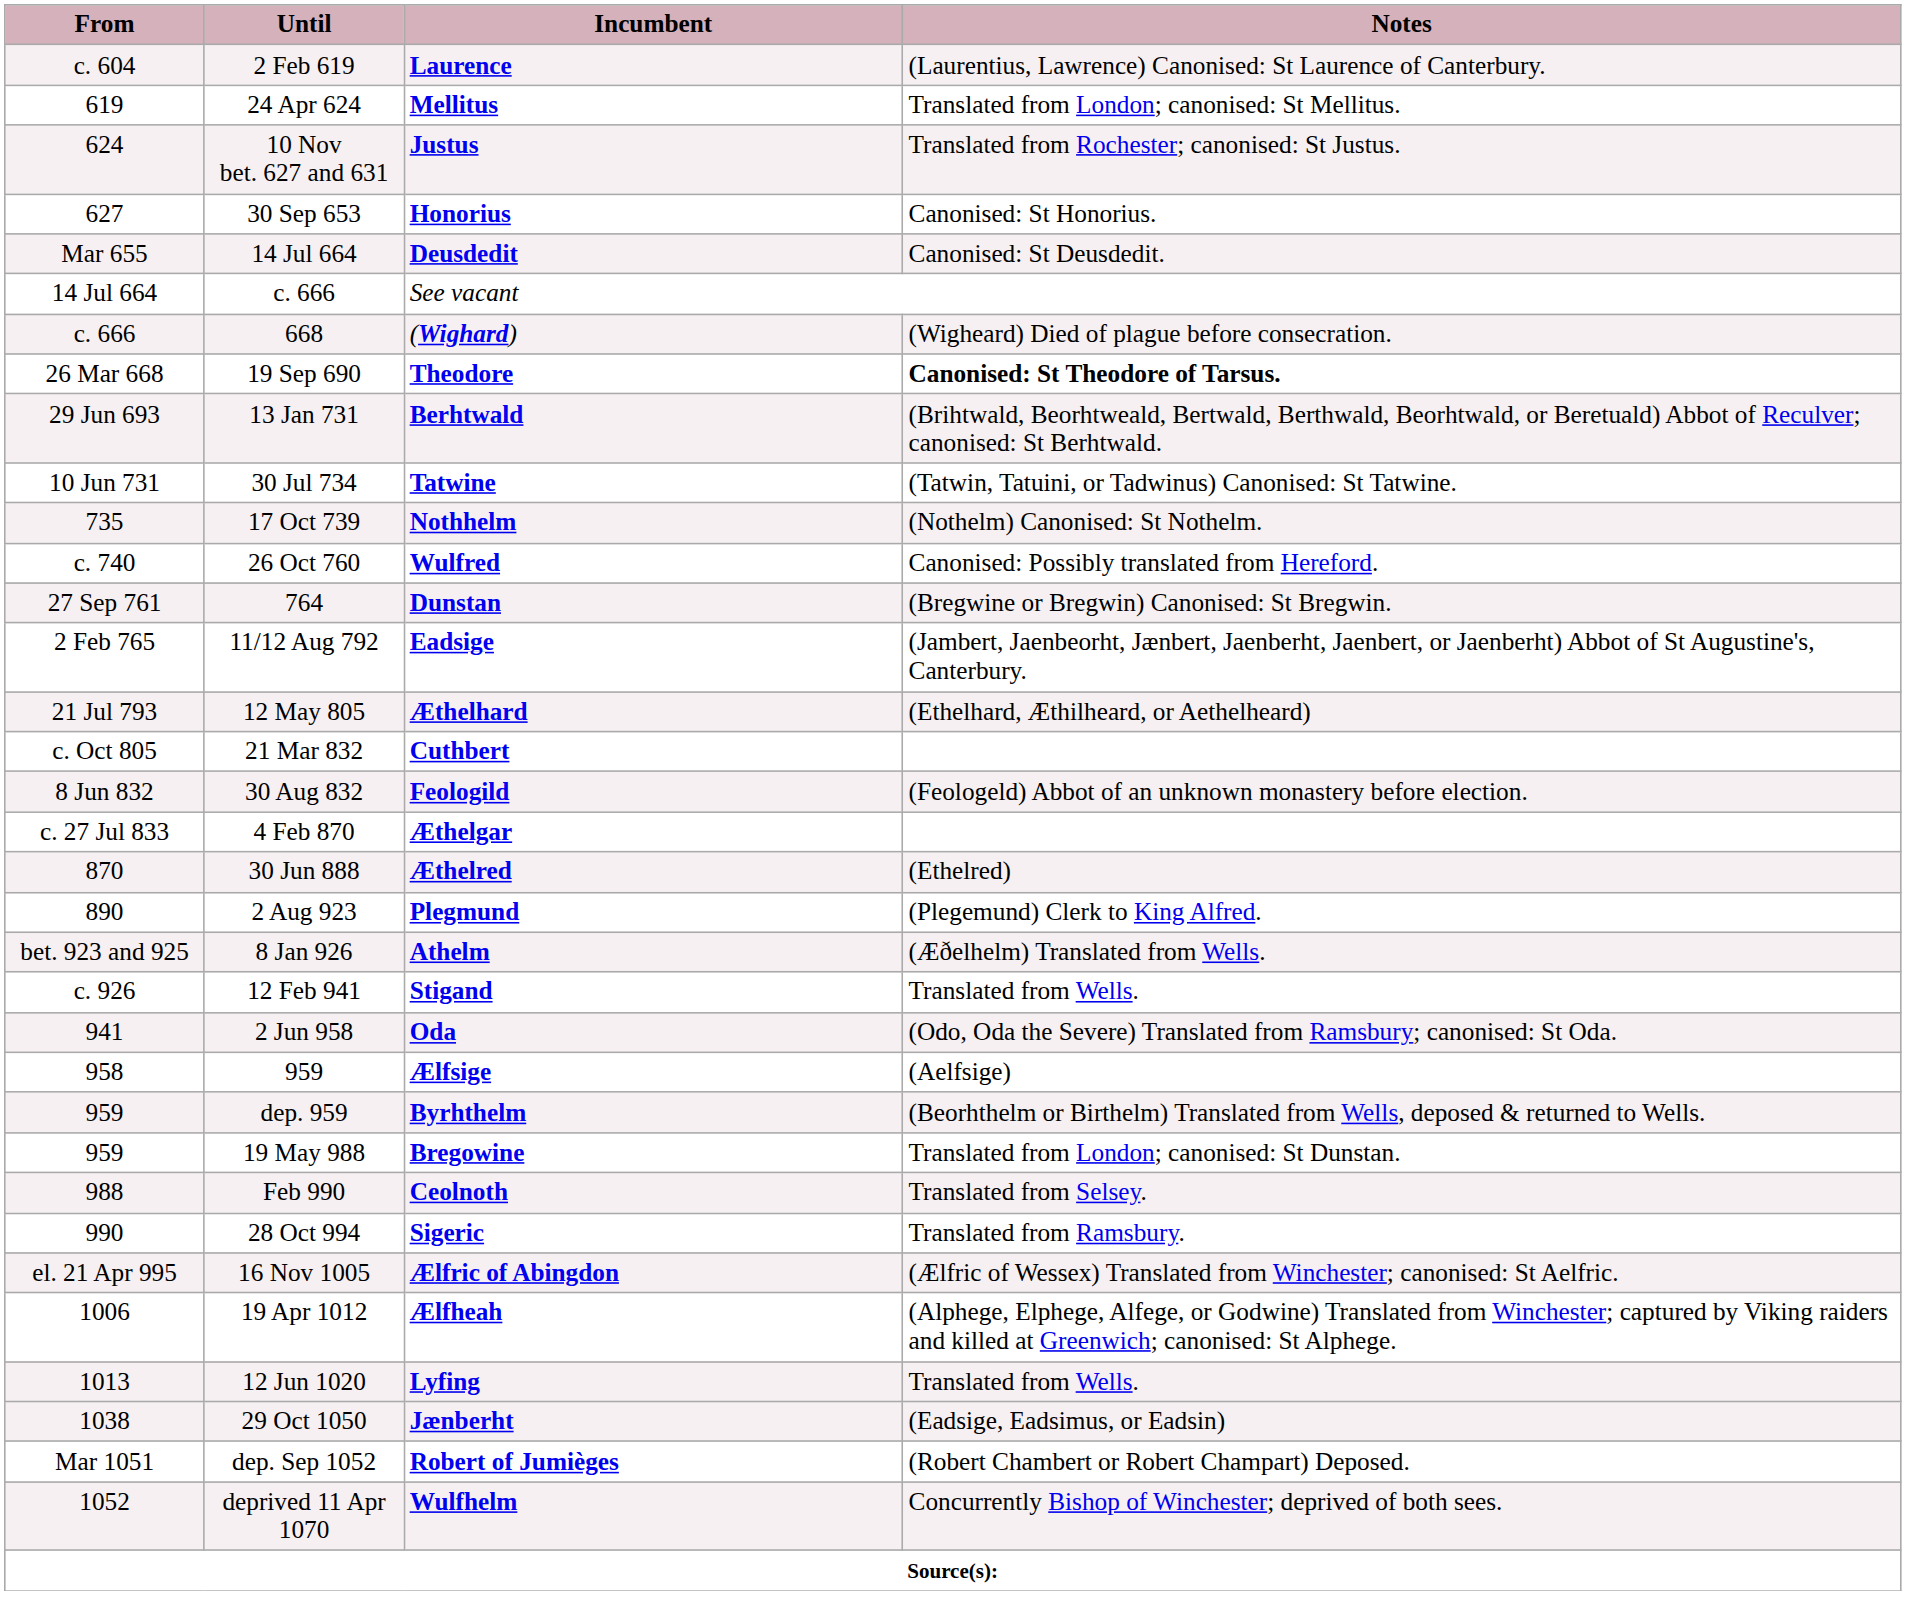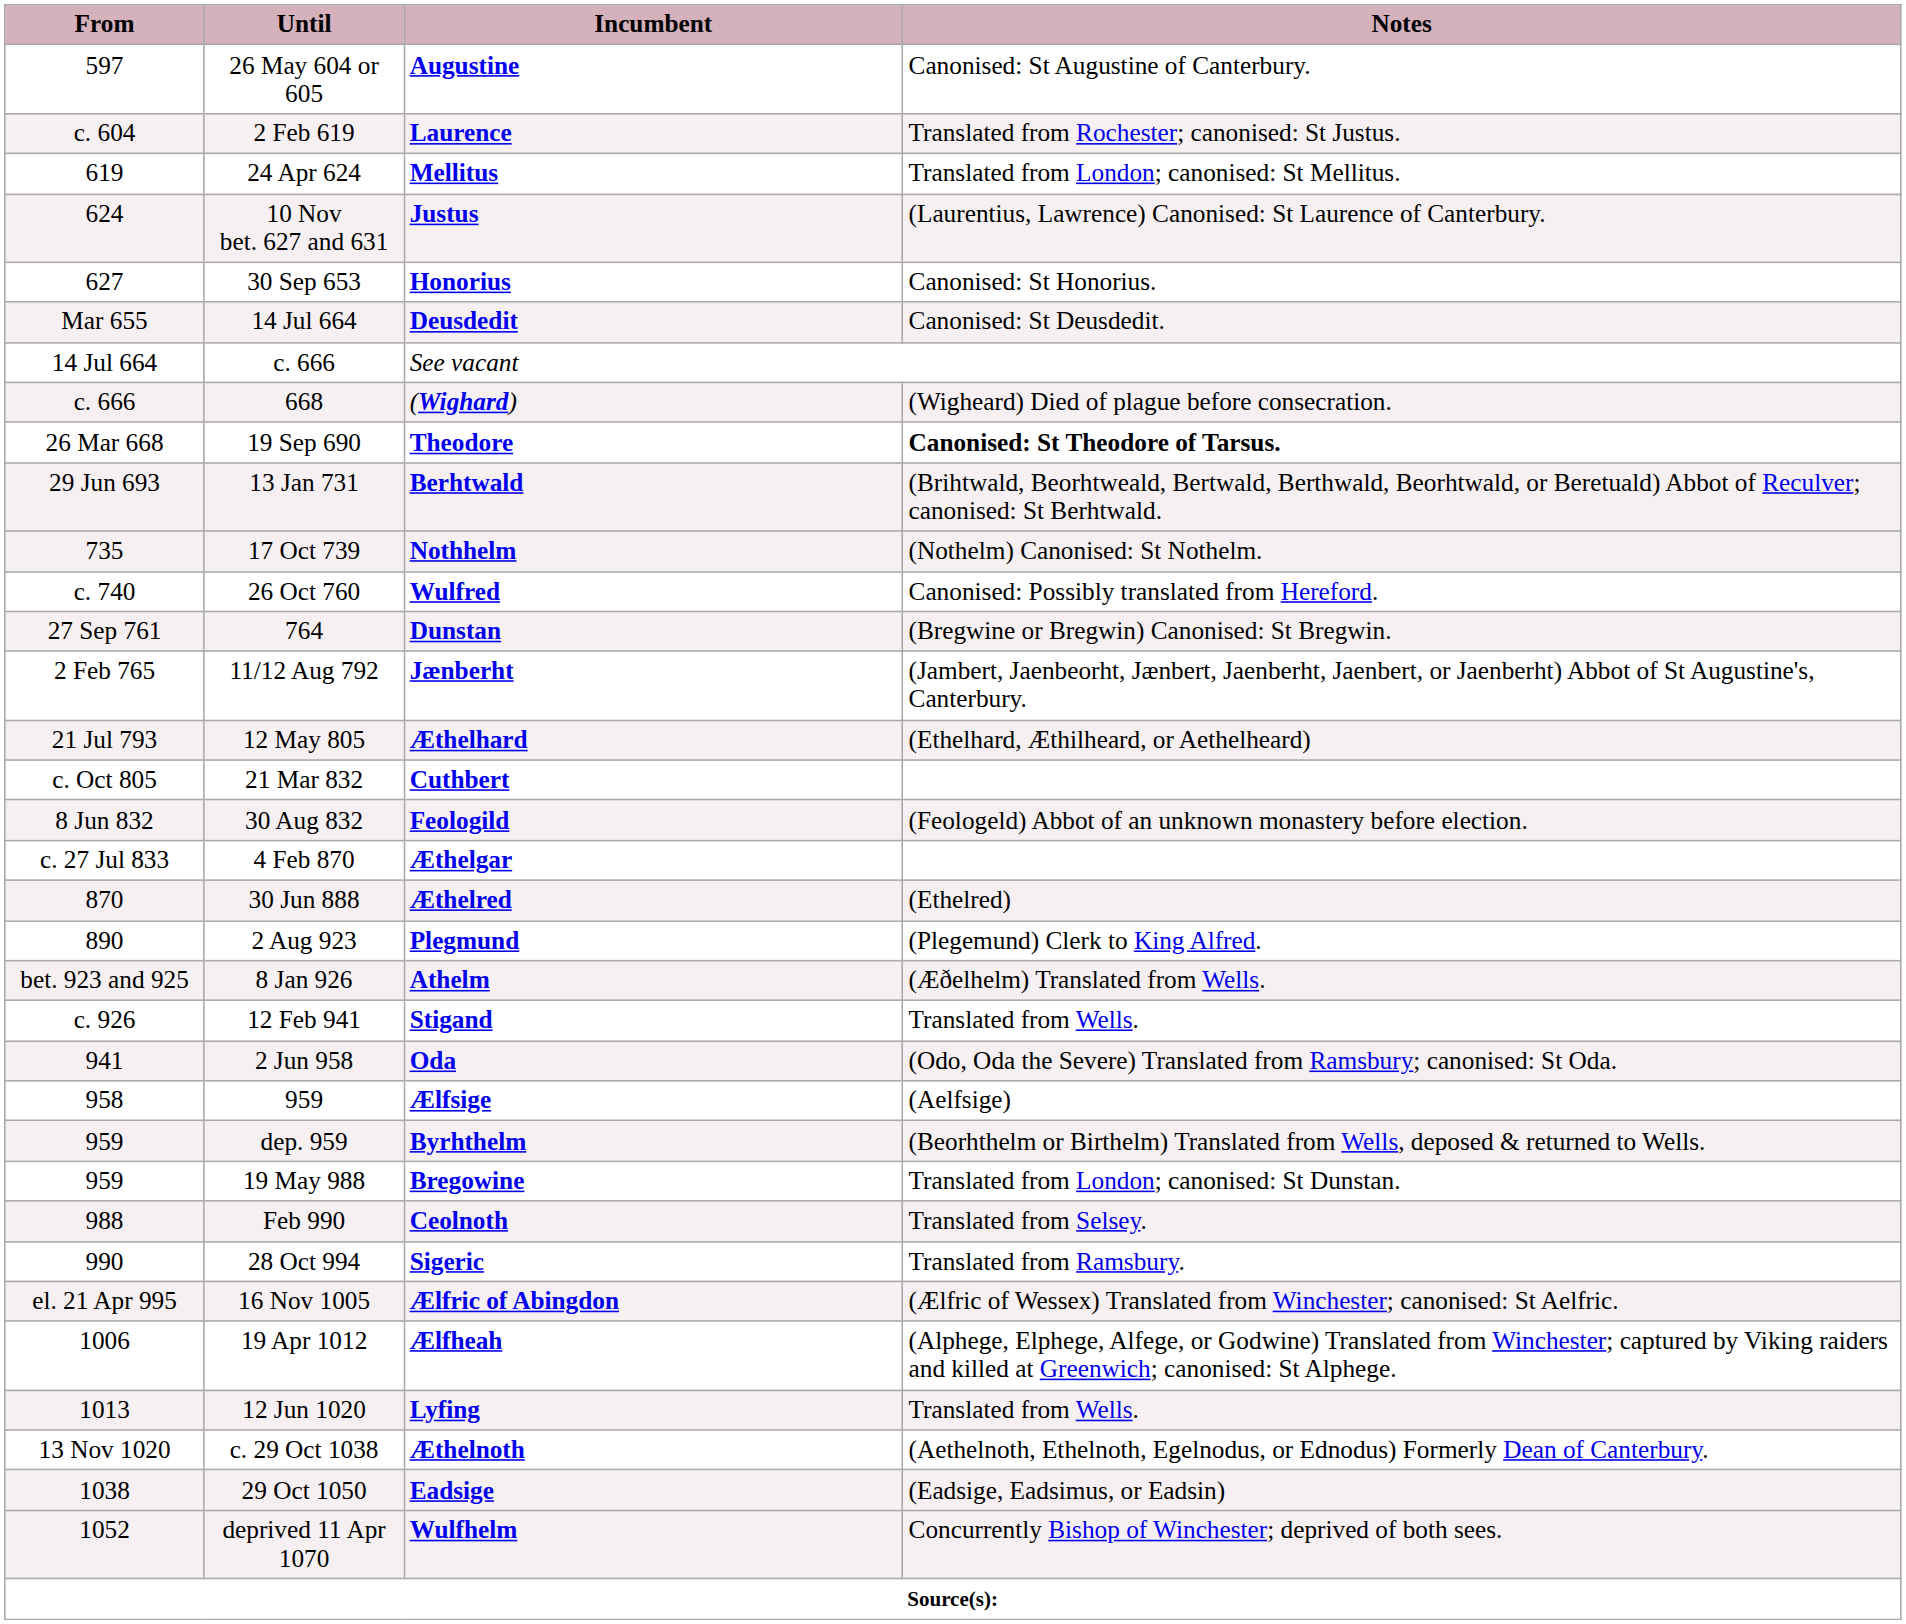+ row: (304, 78)
(1227, 64) (Laurentius, Lawrence) Canonised: St Laurence of Canterbury. -> (1155, 133) Translated from Rochester; canonised: St Justus.
(1155, 144) Translated from Rochester; canonised: St Justus. -> (1227, 213) (Laurentius, Lawrence) Canonised: St Laurence of Canterbury.
- row: (304, 482)
(452, 642) Eadsige -> (462, 671) Jænberht
+ row: (304, 1449)
(462, 1421) Jænberht -> (452, 1489) Eadsige
- row: (304, 1461)
